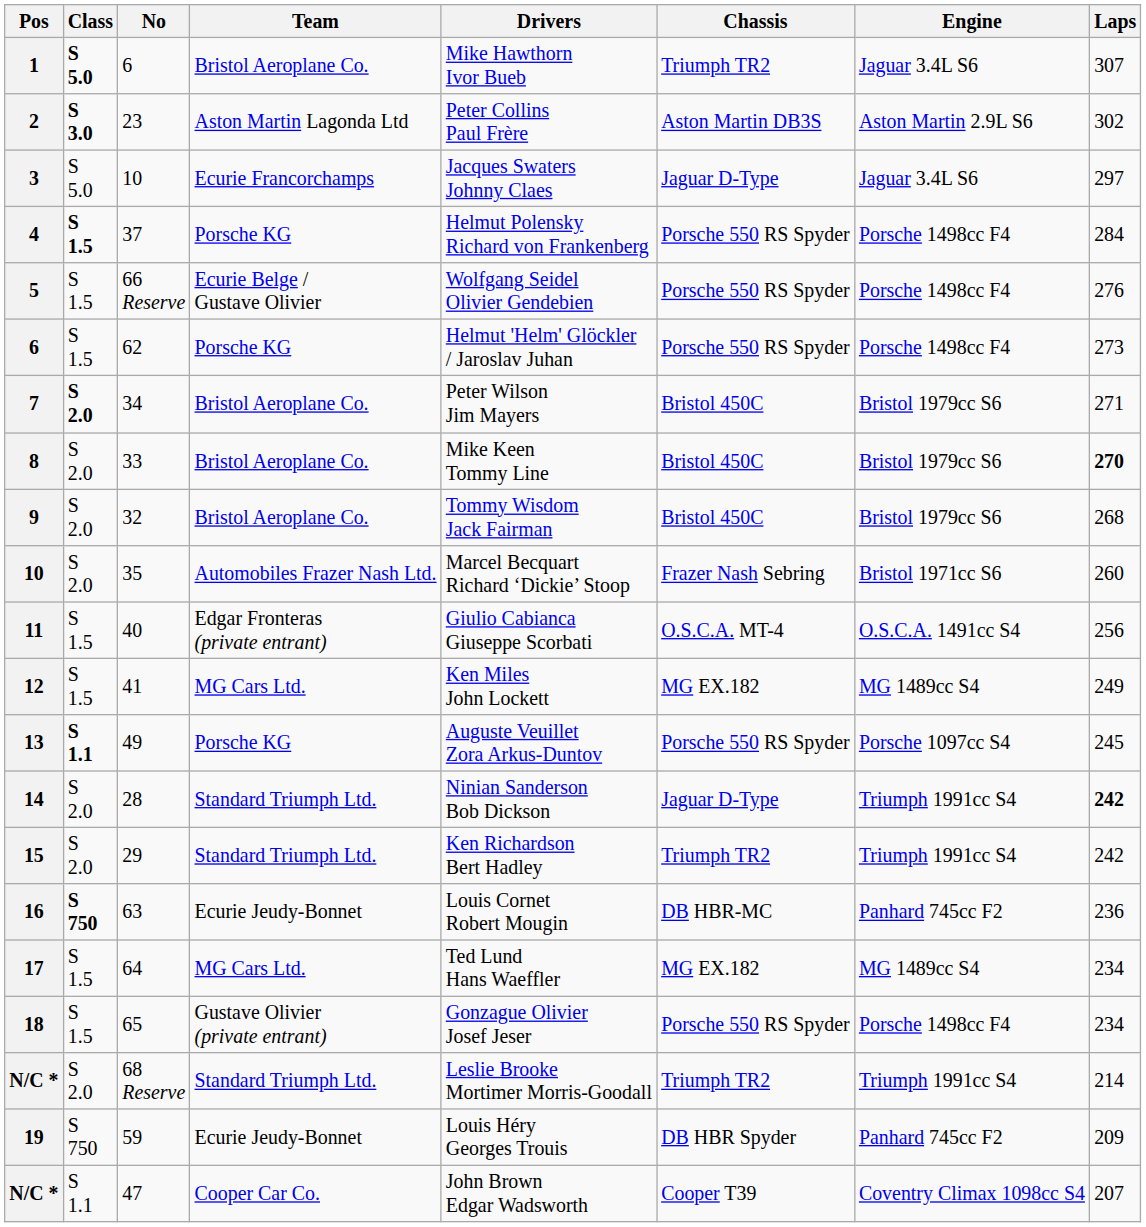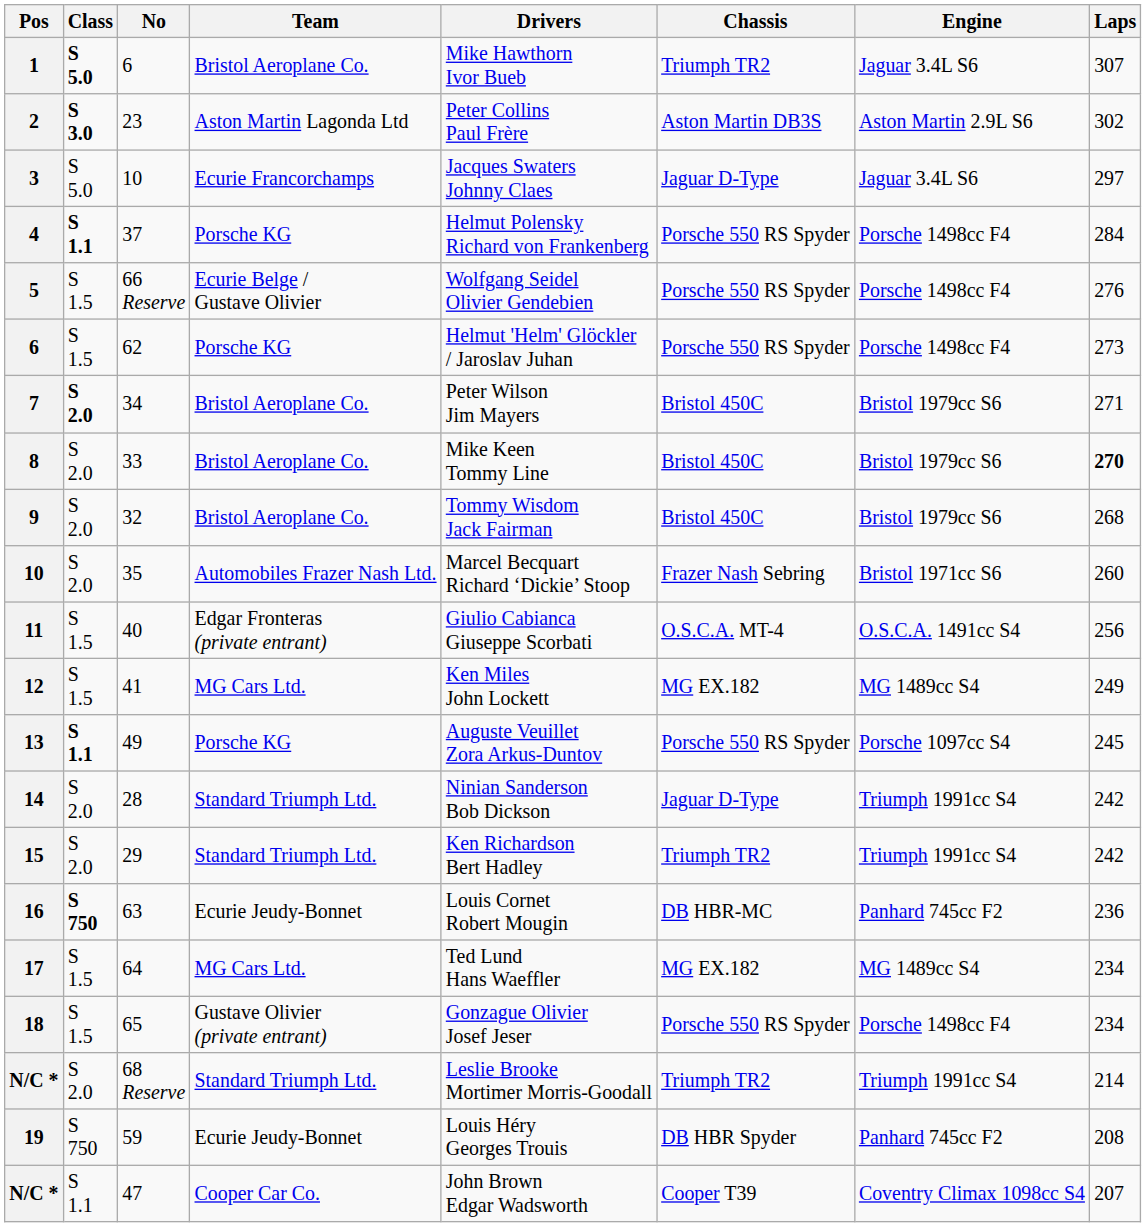(80, 234) S 1.5 -> (80, 234) S 1.1
(1109, 799) bold -> (1109, 799) normal
(1109, 1137) 209 -> (1109, 1137) 208
